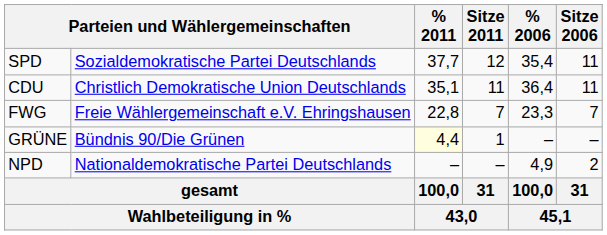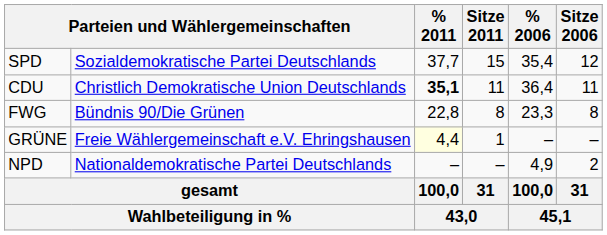(496, 61) 12 -> (496, 61) 15
(590, 61) 11 -> (590, 61) 12
(443, 87) normal -> (443, 87) bold
(243, 113) Freie Wählergemeinschaft e.V. Ehringshausen -> (160, 113) Bündnis 90/Die Grünen
(500, 113) 7 -> (500, 113) 8
(594, 113) 7 -> (594, 113) 8
(160, 139) Bündnis 90/Die Grünen -> (243, 139) Freie Wählergemeinschaft e.V. Ehringshausen
